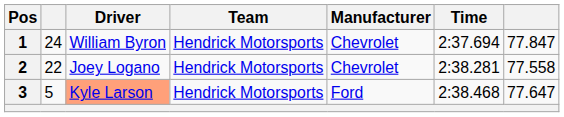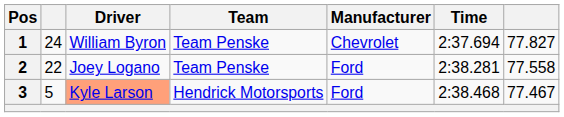(248, 42) Hendrick Motorsports -> (221, 42) Team Penske
(531, 42) 77.847 -> (531, 42) 77.827
(248, 67) Hendrick Motorsports -> (221, 67) Team Penske
(365, 67) Chevrolet -> (347, 67) Ford
(531, 92) 77.647 -> (531, 92) 77.467
